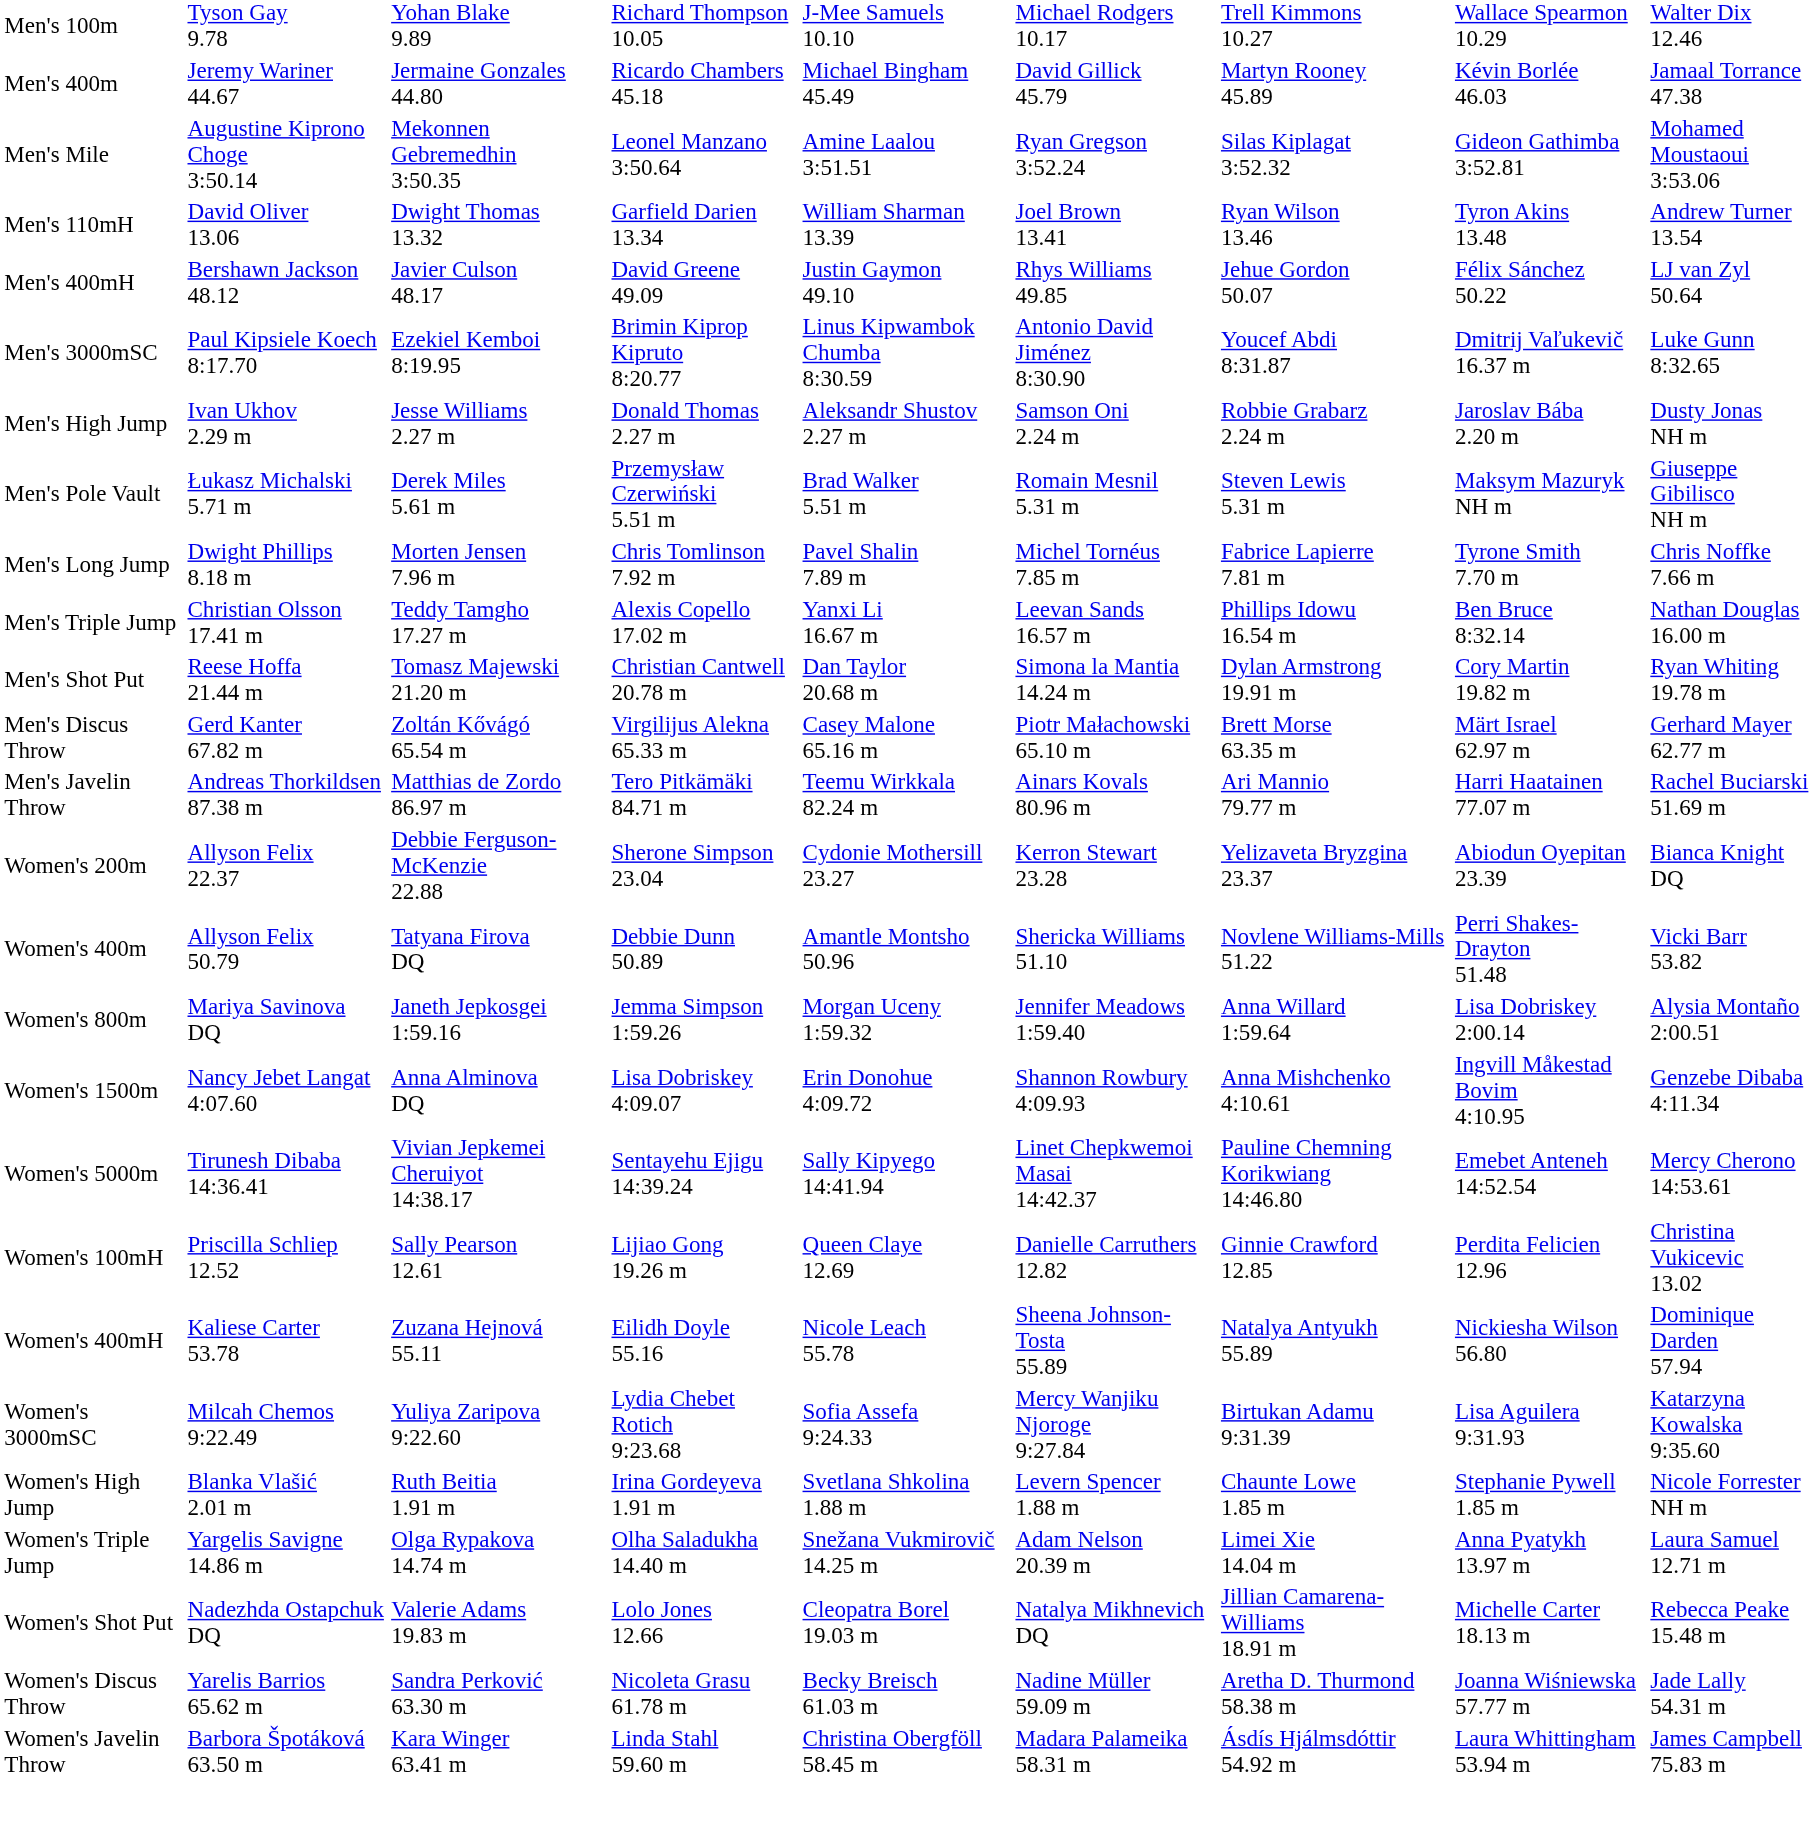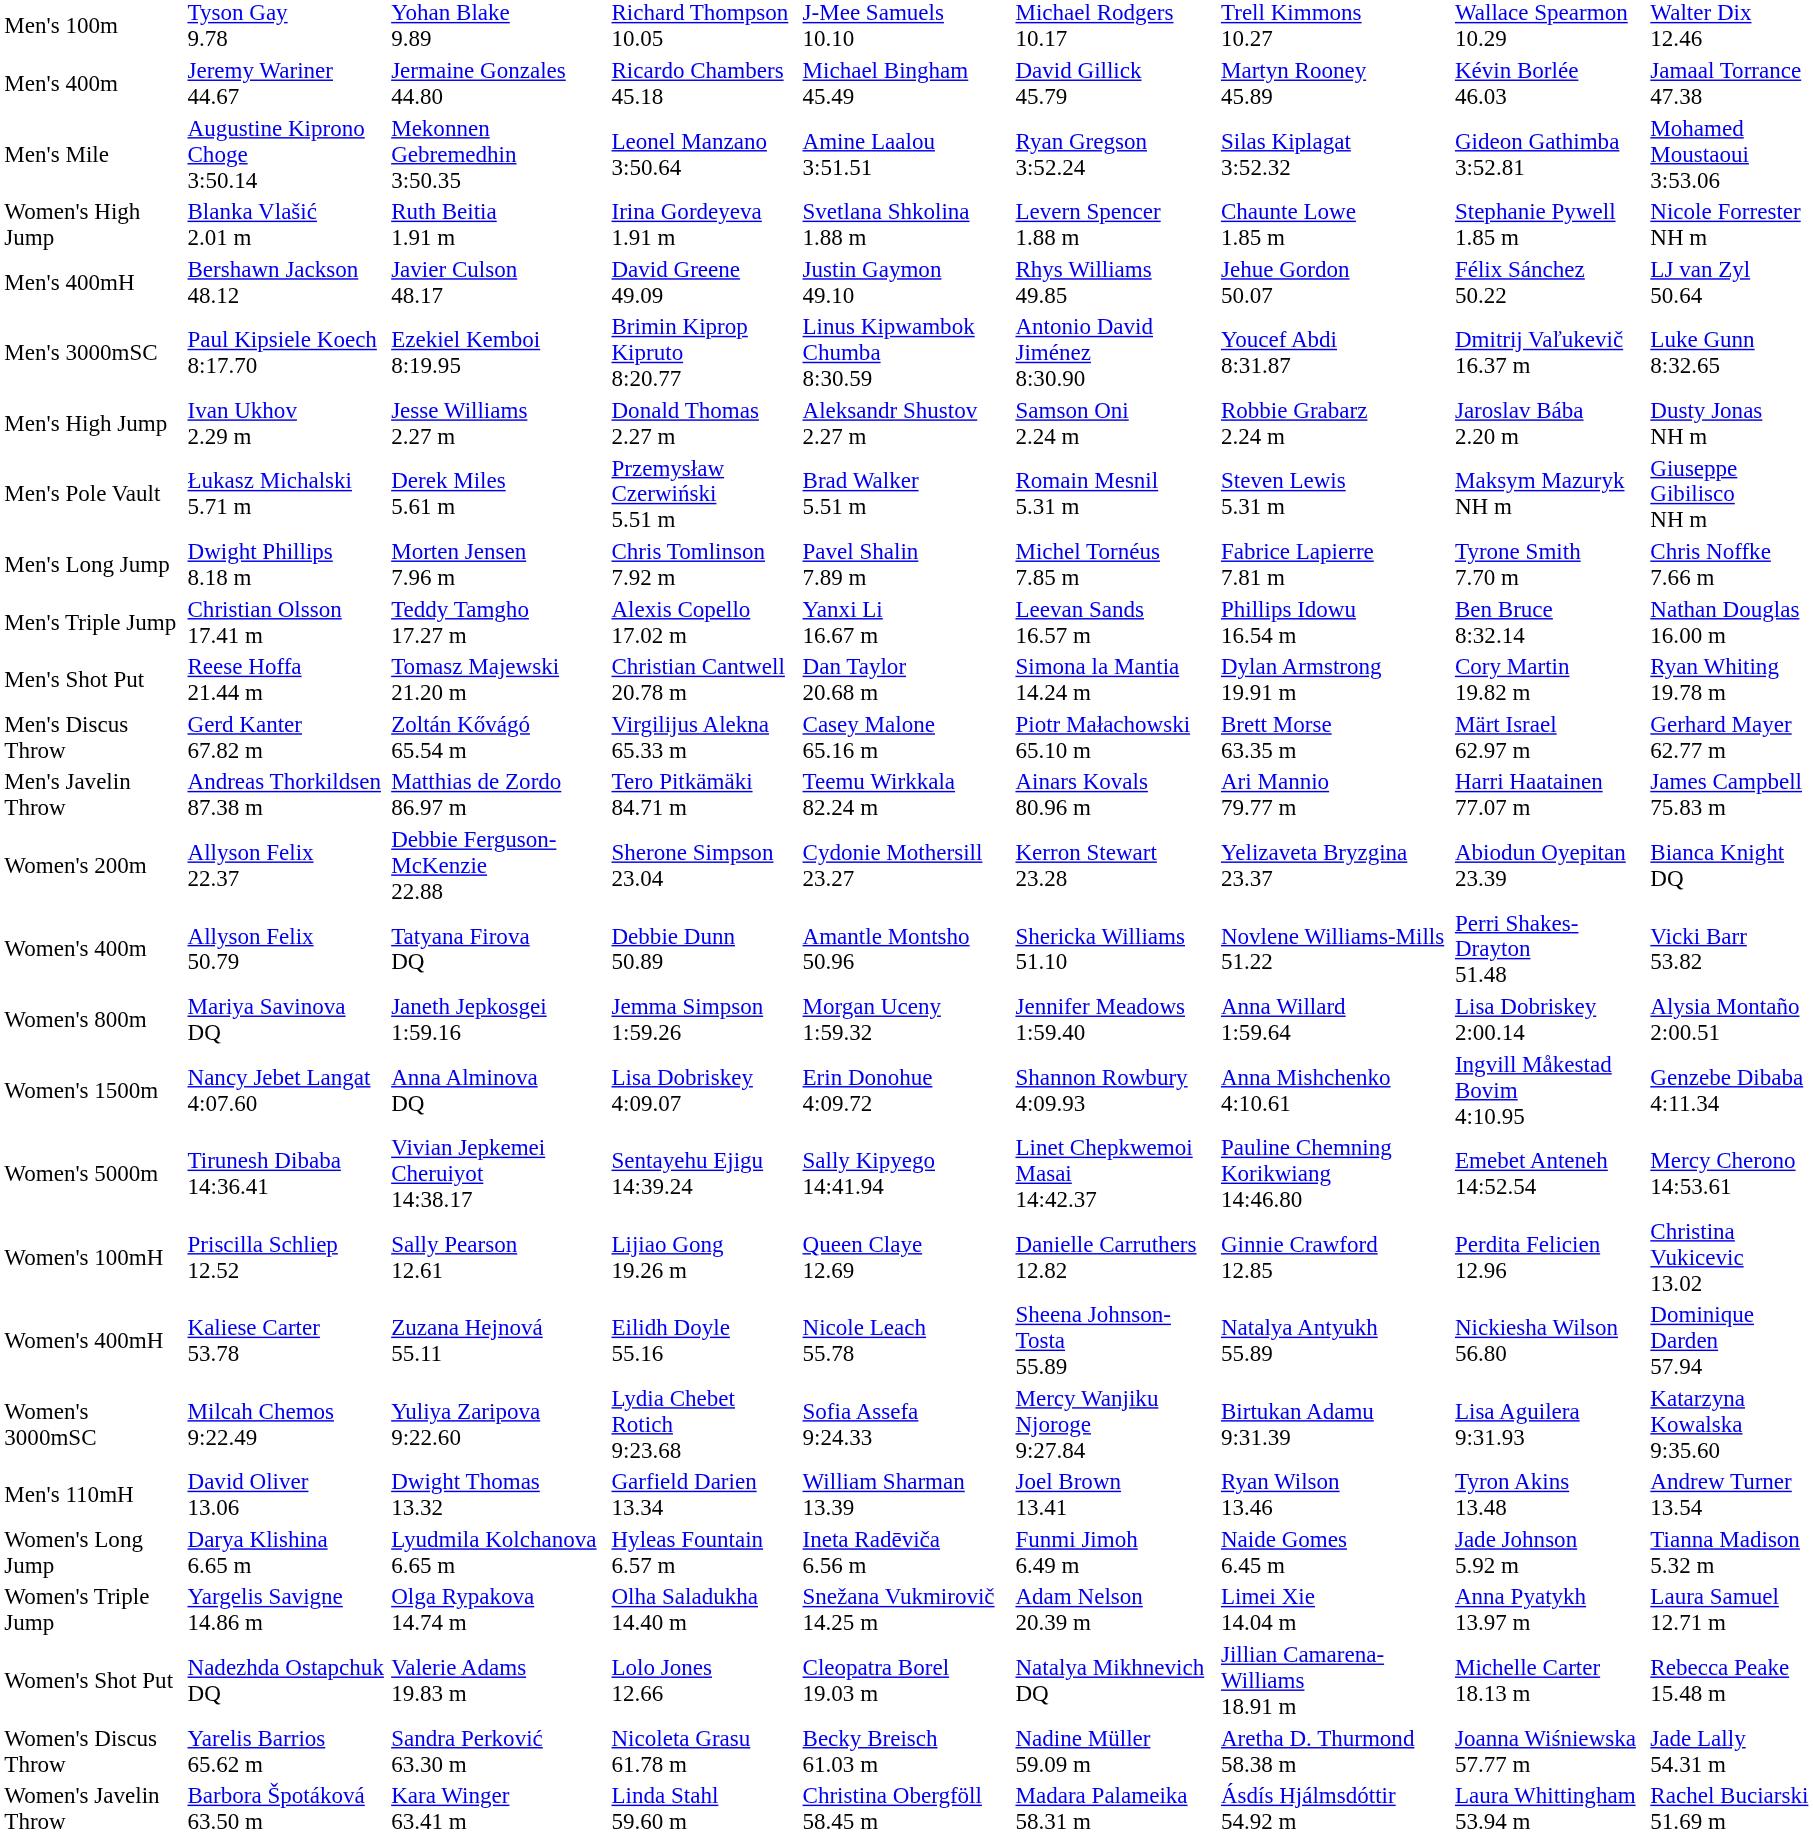rows swapped: (69, 224) <-> (72, 1494)
(1729, 794) Rachel Buciarski 51.69 m -> (1726, 794) James Campbell 75.83 m
+ row: (74, 1552)
(1726, 1751) James Campbell 75.83 m -> (1729, 1808) Rachel Buciarski 51.69 m
